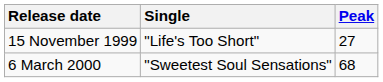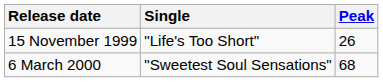(347, 40) 27 -> (347, 40) 26
